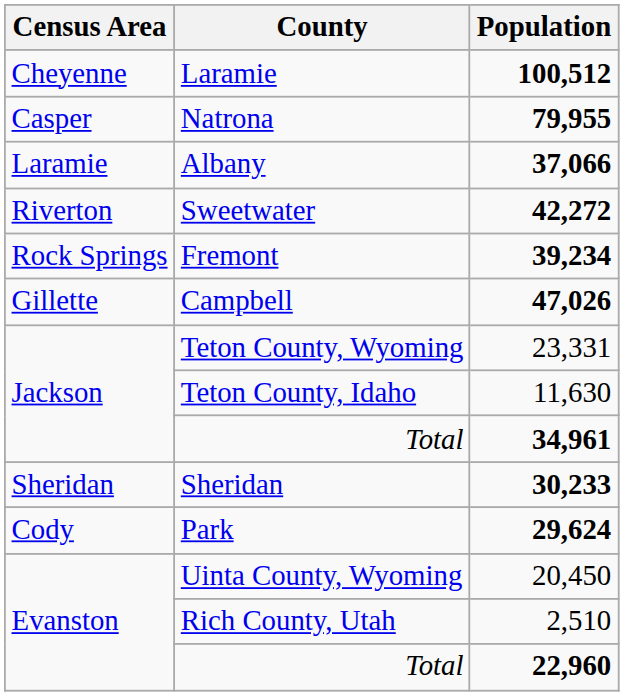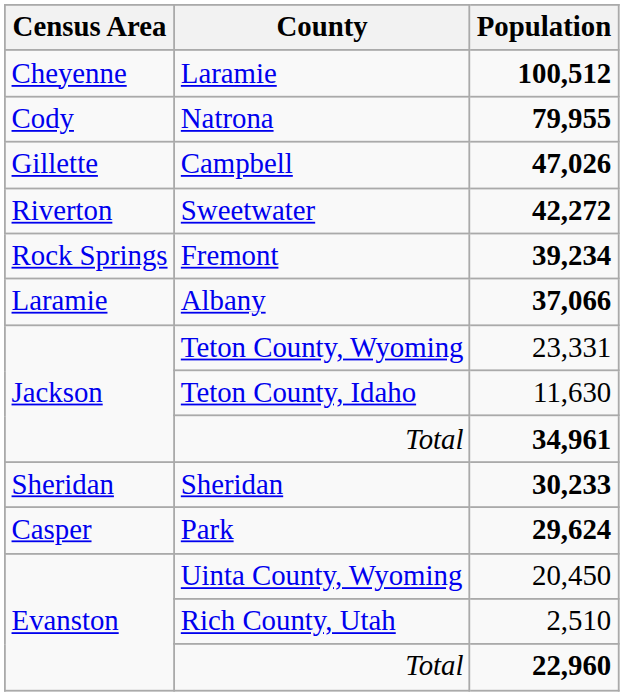(52, 118) Casper -> (43, 118) Cody
rows swapped: (237, 301) <-> (223, 164)
(43, 529) Cody -> (52, 529) Casper
